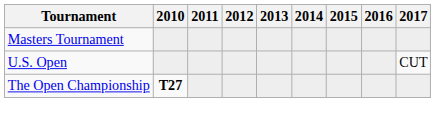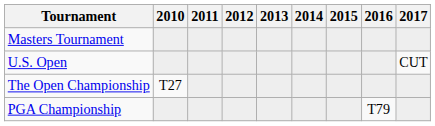(170, 86) bold -> (170, 86) normal
+ row: (64, 109)
